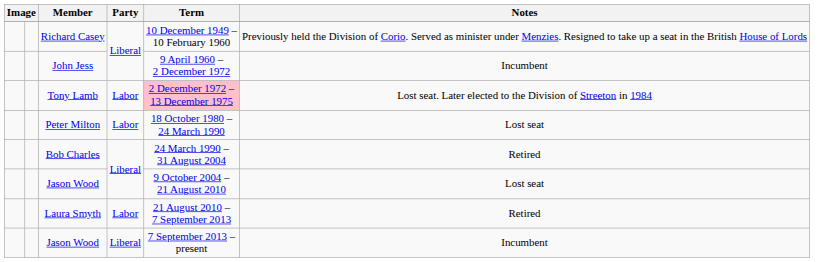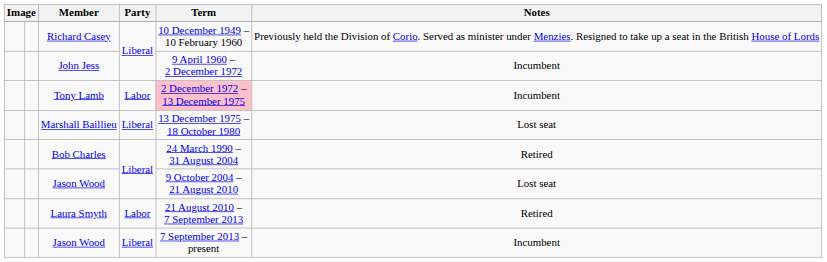(525, 95) Lost seat. Later elected to the Division of Streeton in 1984 -> (537, 95) Incumbent
+ row: (79, 124)
- row: (73, 124)
